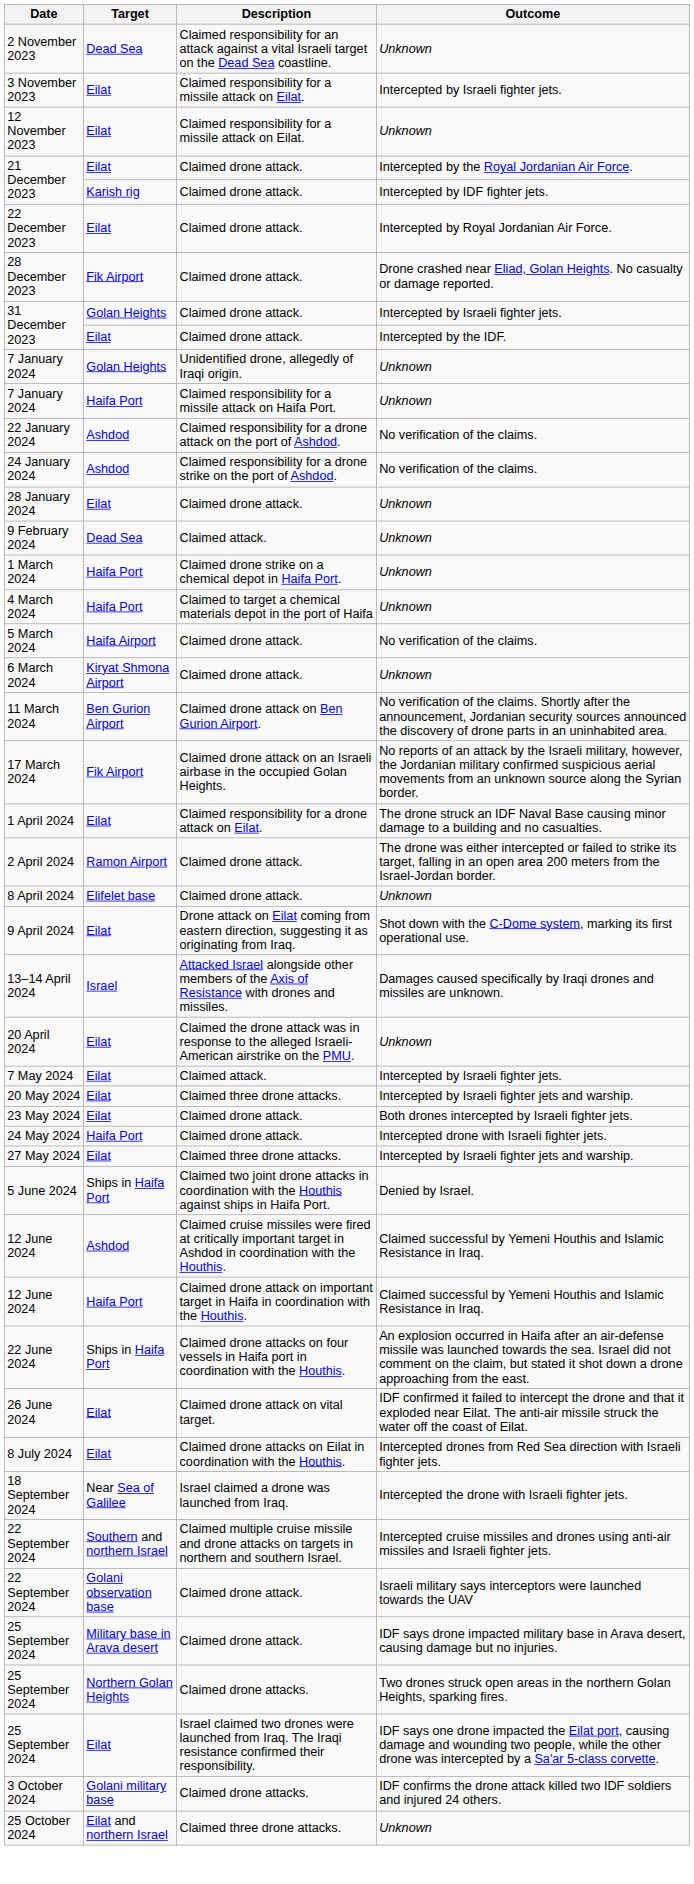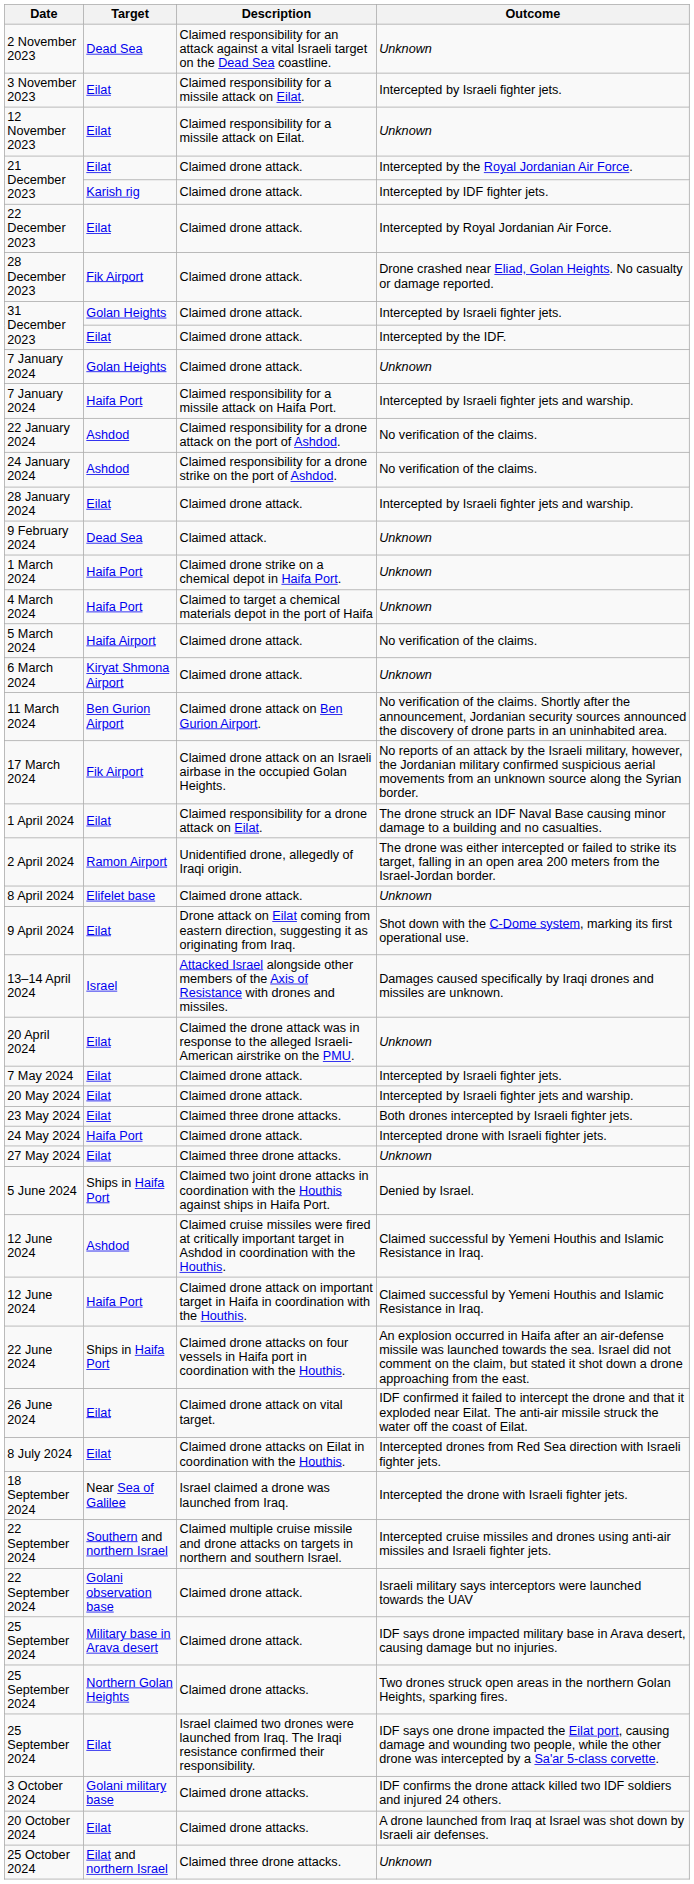(266, 366) Unidentified drone, allegedly of Iraqi origin. -> (241, 366) Claimed drone attack.
(405, 401) Unknown -> (506, 401) Intercepted by Israeli fighter jets and warship.
(405, 503) Unknown -> (506, 503) Intercepted by Israeli fighter jets and warship.
(241, 862) Claimed drone attack. -> (266, 862) Unidentified drone, allegedly of Iraqi origin.
(223, 1076) Claimed attack. -> (241, 1076) Claimed drone attack.
(260, 1096) Claimed three drone attacks. -> (241, 1096) Claimed drone attack.
(241, 1116) Claimed drone attack. -> (260, 1116) Claimed three drone attacks.
(506, 1156) Intercepted by Israeli fighter jets and warship. -> (405, 1156) Unknown
+ row: (39, 1827)
